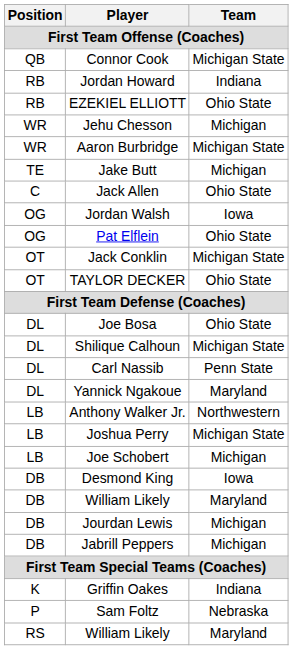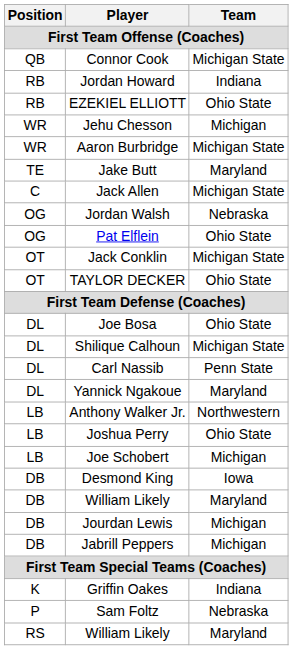(238, 170) Michigan -> (238, 170) Maryland
(238, 192) Ohio State -> (238, 192) Michigan State
(238, 214) Iowa -> (238, 214) Nebraska
(238, 434) Michigan State -> (238, 434) Ohio State
